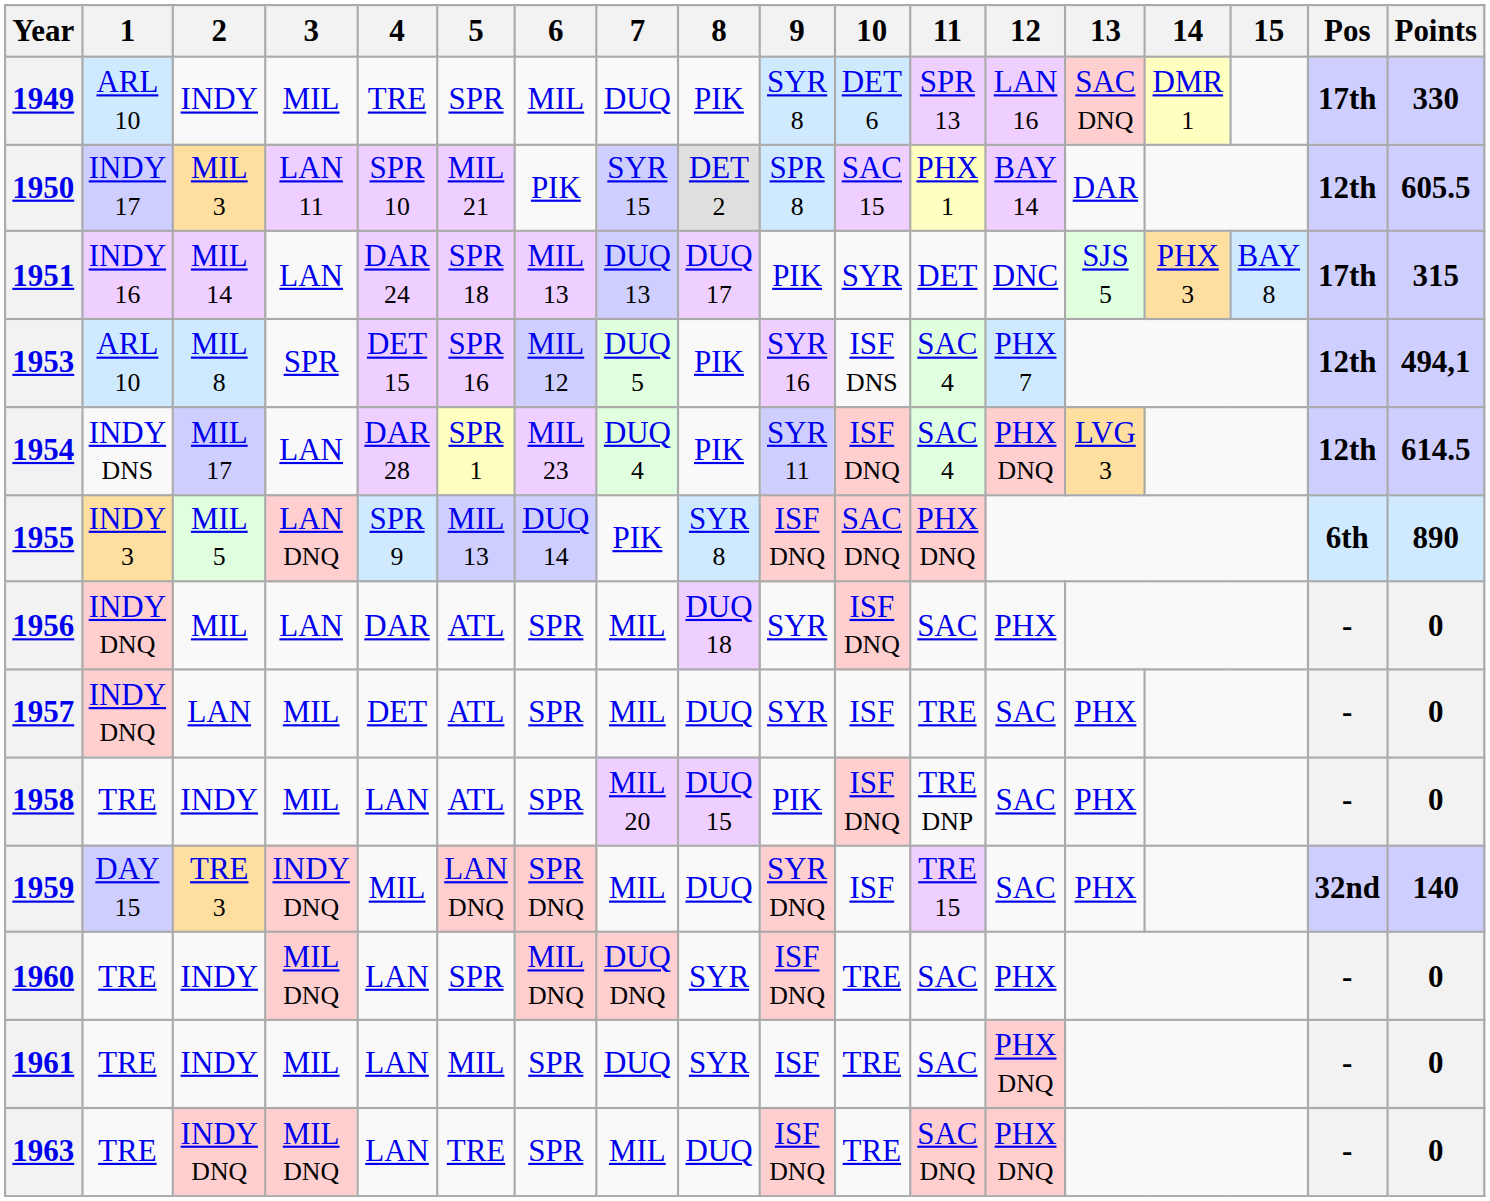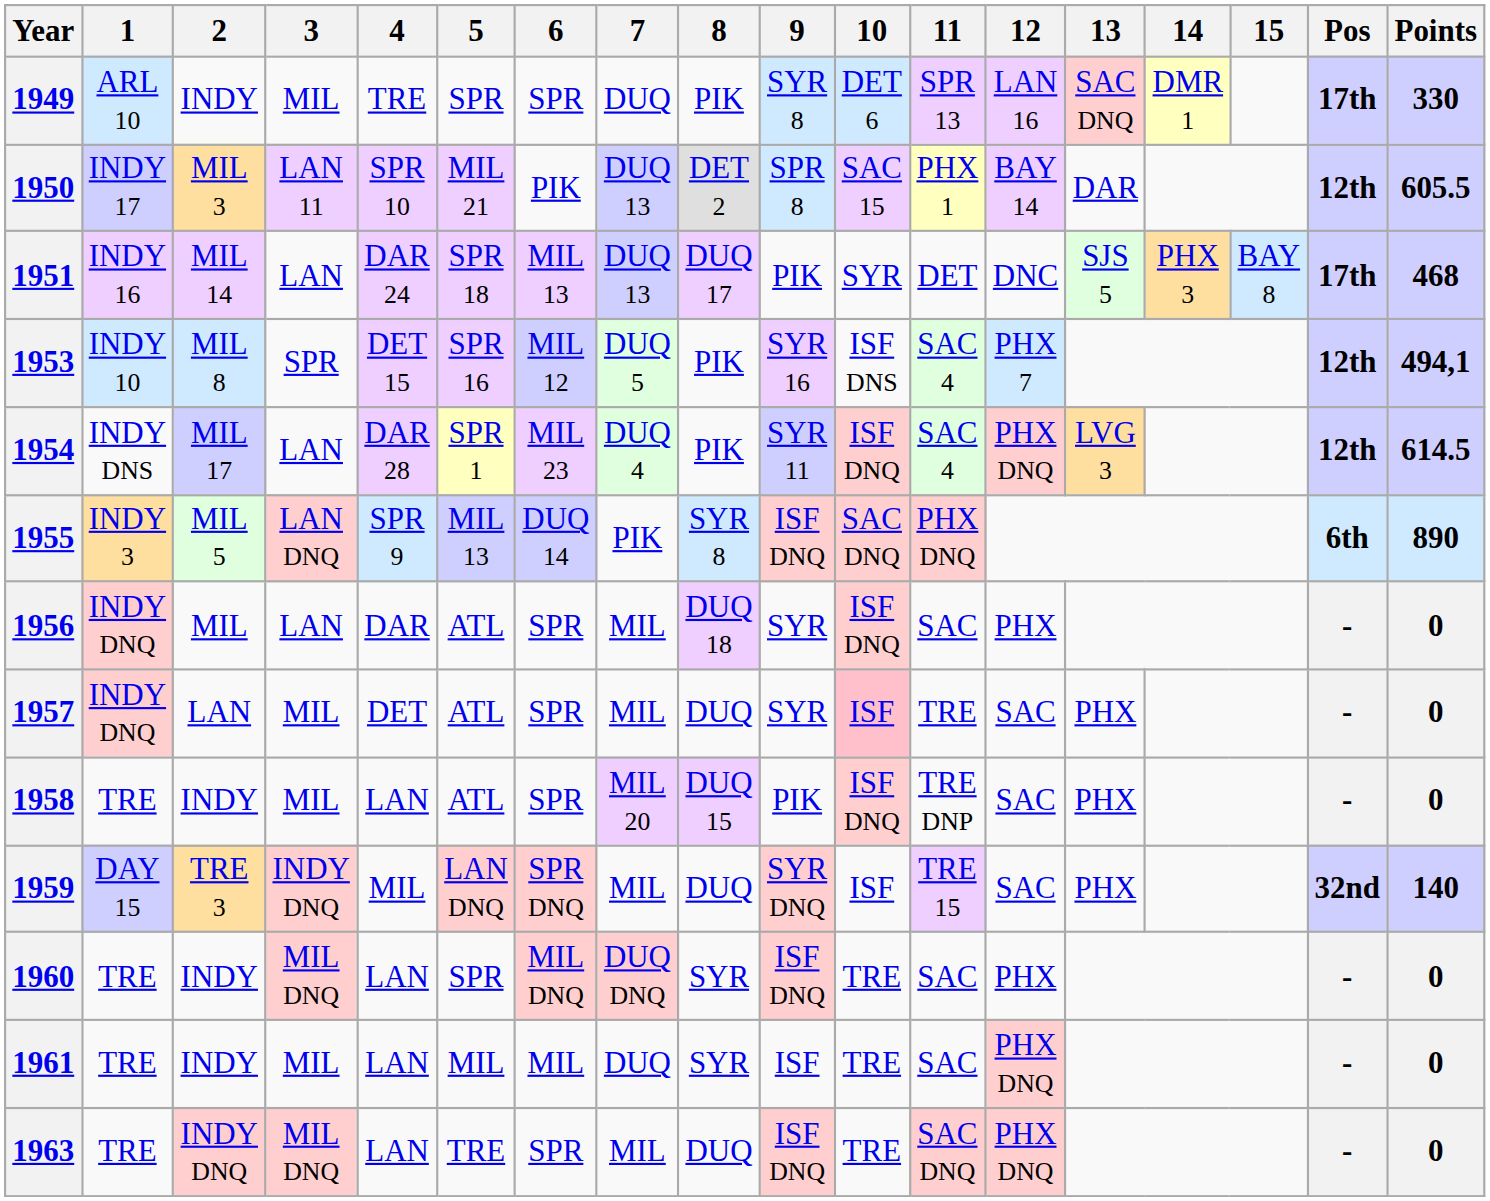(556, 99) MIL -> (556, 99) SPR
(637, 187) SYR 15 -> (637, 187) DUQ 13
(1436, 274) 315 -> (1436, 274) 468
(127, 362) ARL 10 -> (127, 362) INDY 10
(872, 713) no background -> (872, 713) pink background
(556, 1063) SPR -> (556, 1063) MIL
